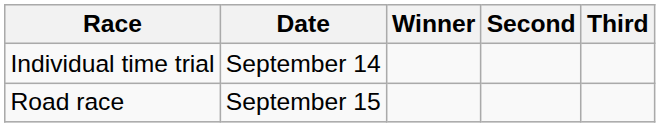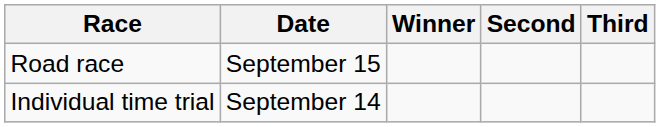rows swapped: (67, 102) <-> (112, 63)
